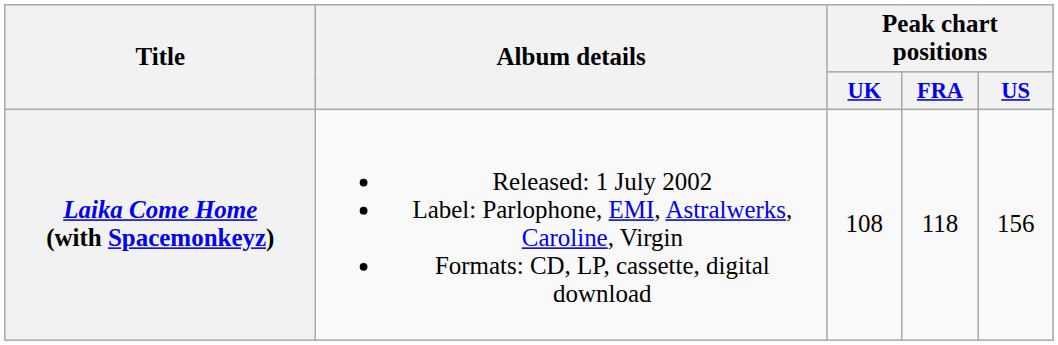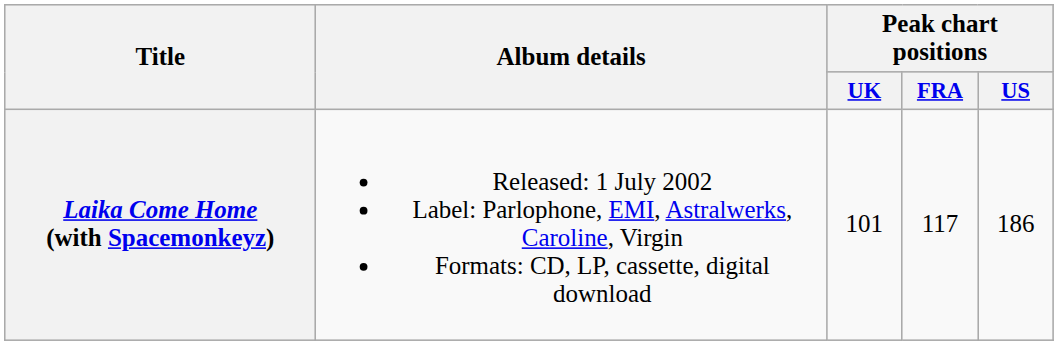(864, 224) 108 -> (864, 224) 101
(940, 224) 118 -> (940, 224) 117
(1016, 224) 156 -> (1016, 224) 186
